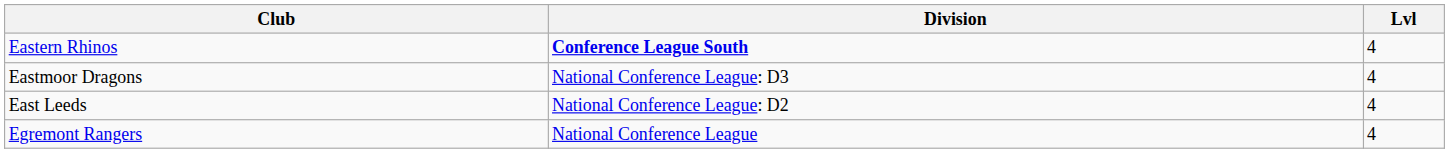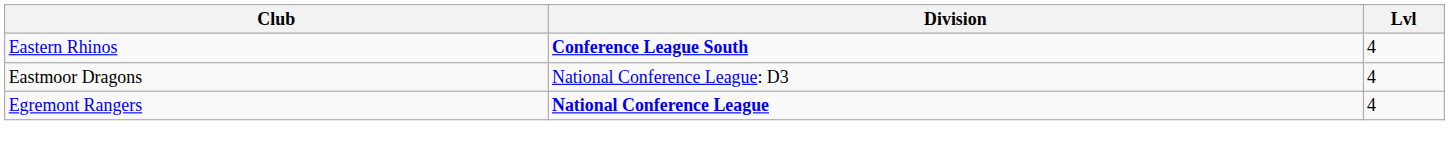- row: (48, 104)
(655, 133) normal -> (661, 104) bold
